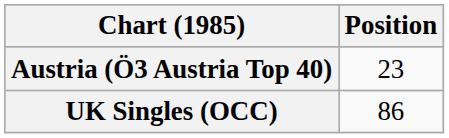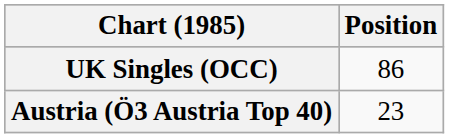rows swapped: (172, 68) <-> (172, 111)
